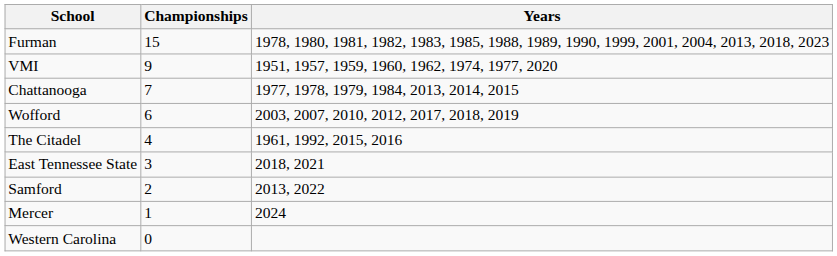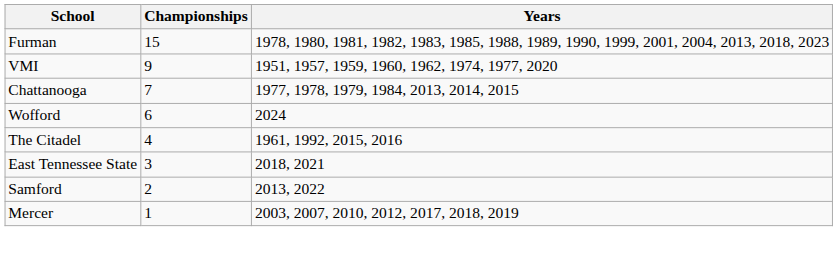(387, 115) 2003, 2007, 2010, 2012, 2017, 2018, 2019 -> (270, 115) 2024
(270, 213) 2024 -> (387, 213) 2003, 2007, 2010, 2012, 2017, 2018, 2019
- row: (62, 238)
